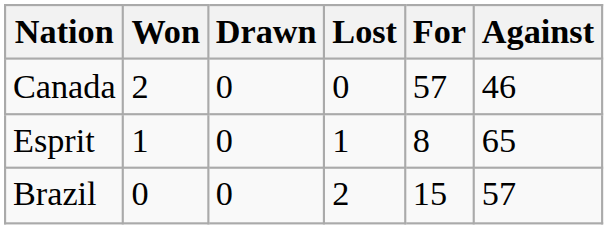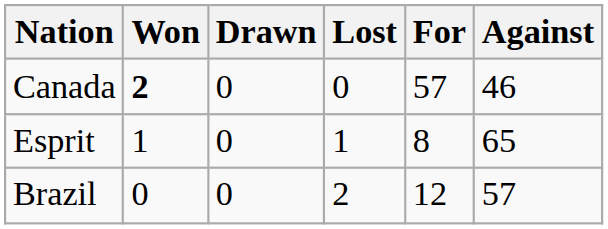(140, 85) normal -> (140, 85) bold
(430, 194) 15 -> (430, 194) 12
